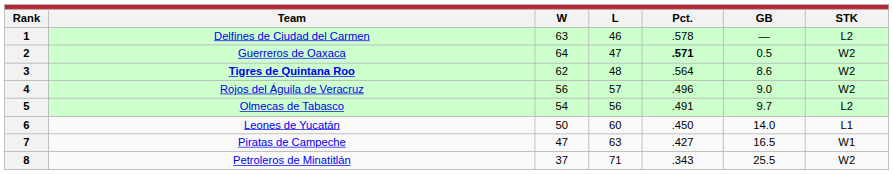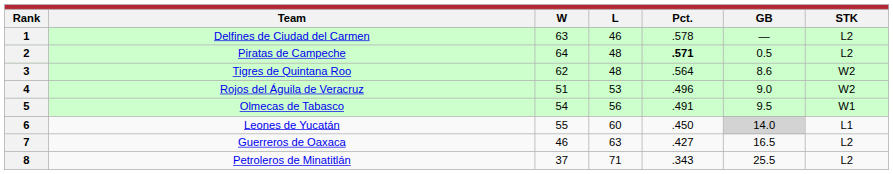(292, 54) Guerreros de Oaxaca -> (292, 54) Piratas de Campeche
(615, 54) 47 -> (615, 54) 48
(847, 54) W2 -> (847, 54) L2
(292, 71) bold -> (292, 71) normal
(562, 89) 56 -> (562, 89) 51
(615, 89) 57 -> (615, 89) 53
(764, 107) 9.7 -> (764, 107) 9.5
(847, 107) L2 -> (847, 107) W1
(562, 125) 50 -> (562, 125) 55
(764, 125) no background -> (764, 125) lightgrey background
(292, 142) Piratas de Campeche -> (292, 142) Guerreros de Oaxaca
(562, 142) 47 -> (562, 142) 46
(847, 142) W1 -> (847, 142) L2
(847, 160) W2 -> (847, 160) L2
